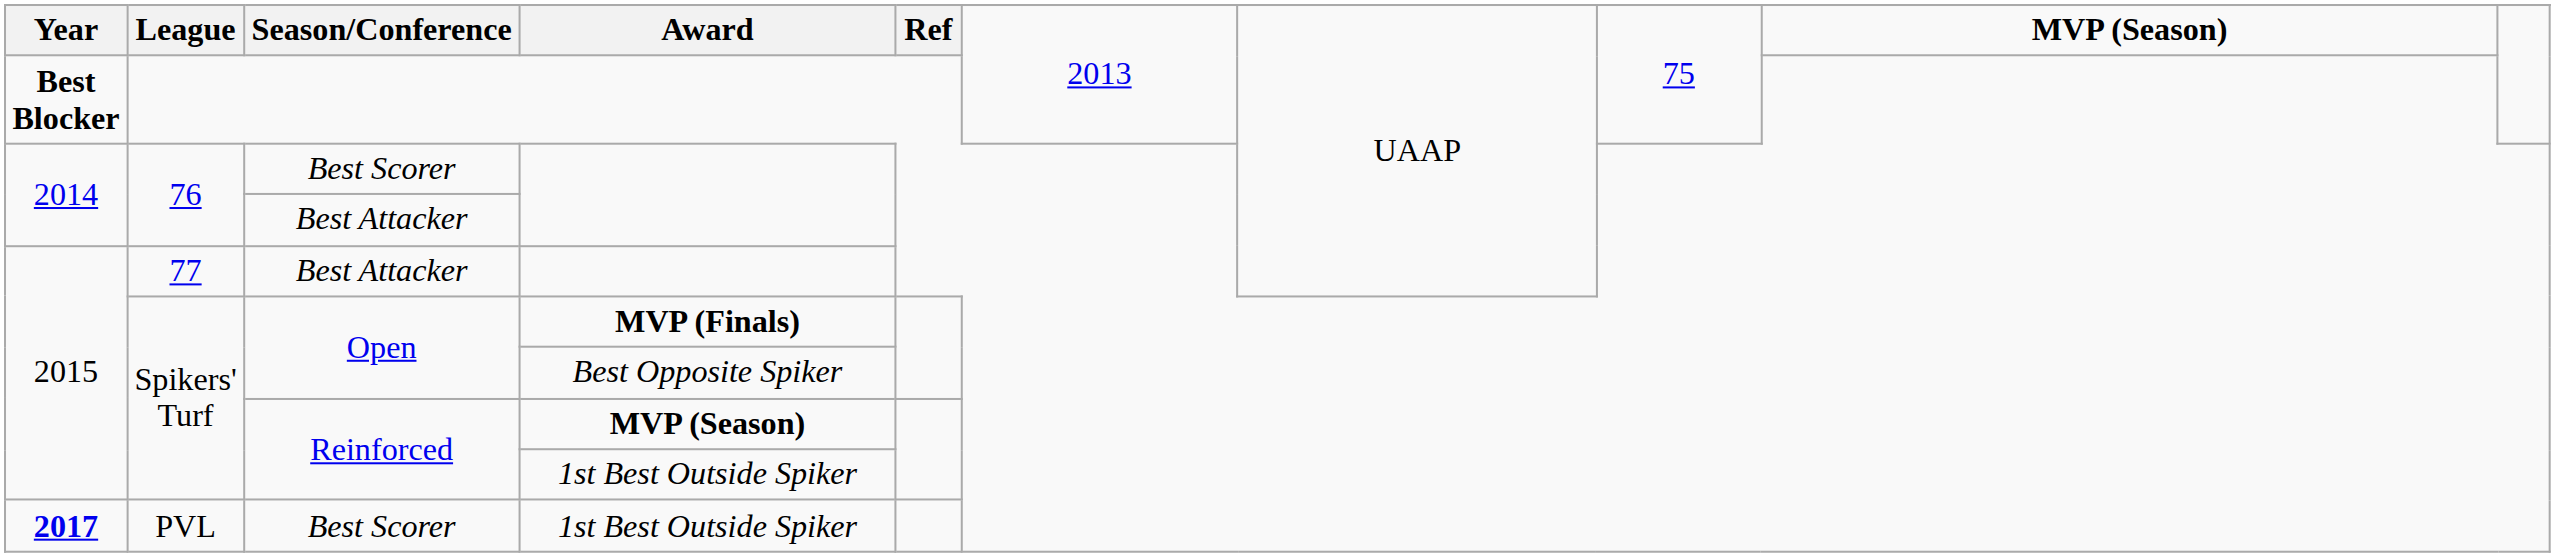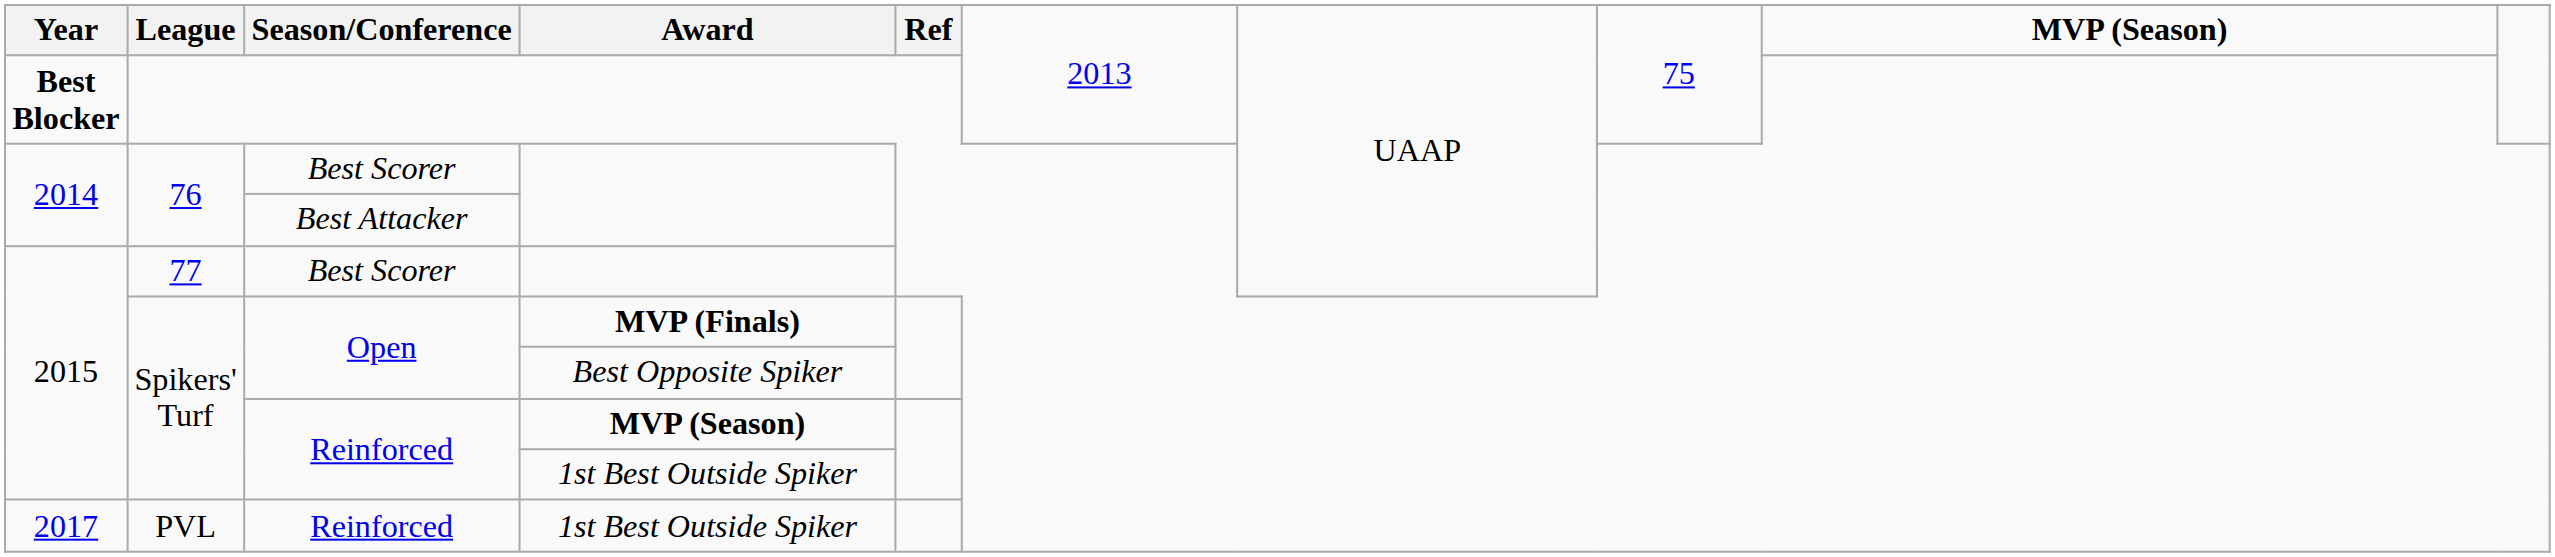(382, 270) Best Attacker -> (382, 270) Best Scorer
(66, 525) bold -> (66, 525) normal
(382, 525) Best Scorer -> (382, 525) Reinforced
